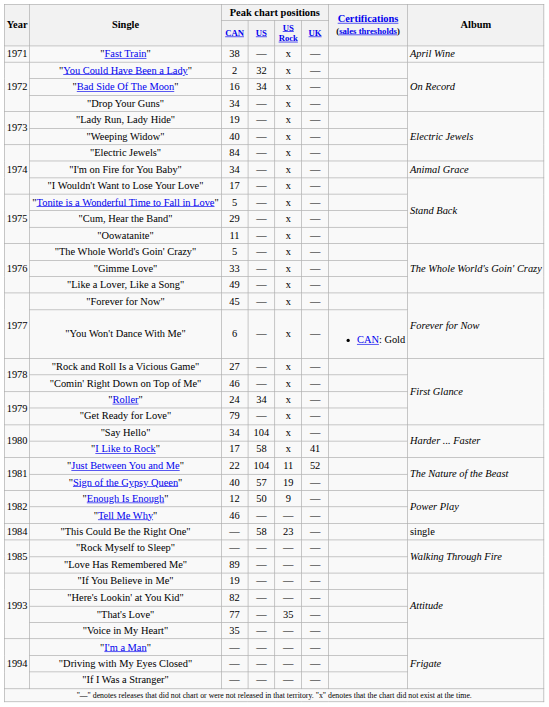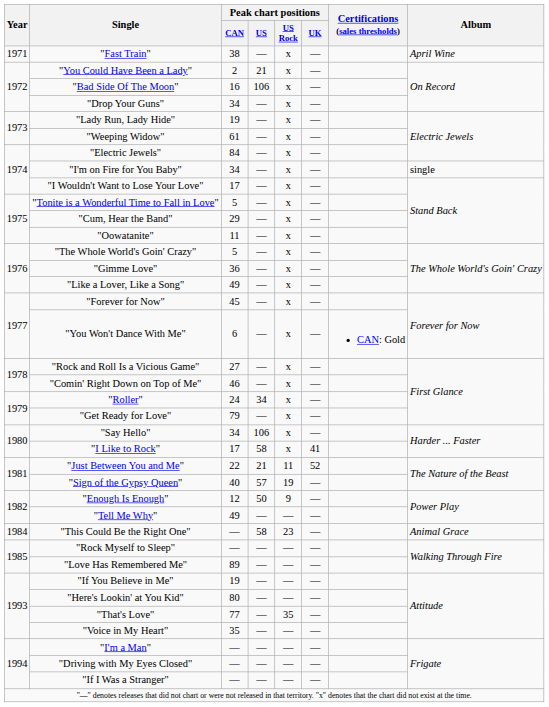(261, 70) 32 -> (261, 70) 21
(261, 87) 34 -> (261, 87) 106
(235, 136) 40 -> (235, 136) 61
(439, 169) Animal Grace -> (422, 169) single
(235, 268) 33 -> (235, 268) 36
(261, 433) 104 -> (261, 433) 106
(261, 465) 104 -> (261, 465) 21
(235, 515) 46 -> (235, 515) 49
(422, 531) single -> (439, 531) Animal Grace
(235, 597) 82 -> (235, 597) 80
